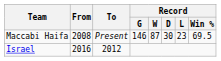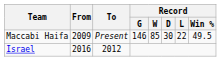(82, 37) 2008 -> (82, 37) 2009
(155, 37) 87 -> (155, 37) 85
(182, 37) 23 -> (182, 37) 22
(202, 37) 69.5 -> (202, 37) 49.5
